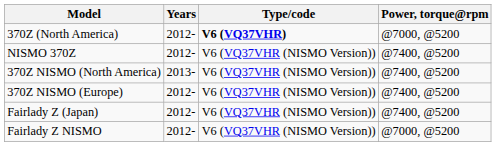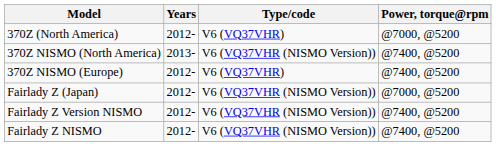(244, 33) bold -> (243, 33) normal
- row: (42, 53)
(289, 92) V6 (VQ37VHR (NISMO Version)) -> (243, 72) V6 (VQ37VHR)
(420, 111) @7400, @5200 -> (420, 92) @7000, @5200
+ row: (75, 111)
(420, 131) @7000, @5200 -> (420, 131) @7400, @5200
